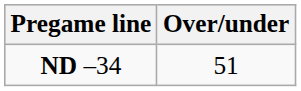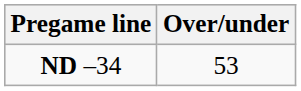(226, 64) 51 -> (226, 64) 53
